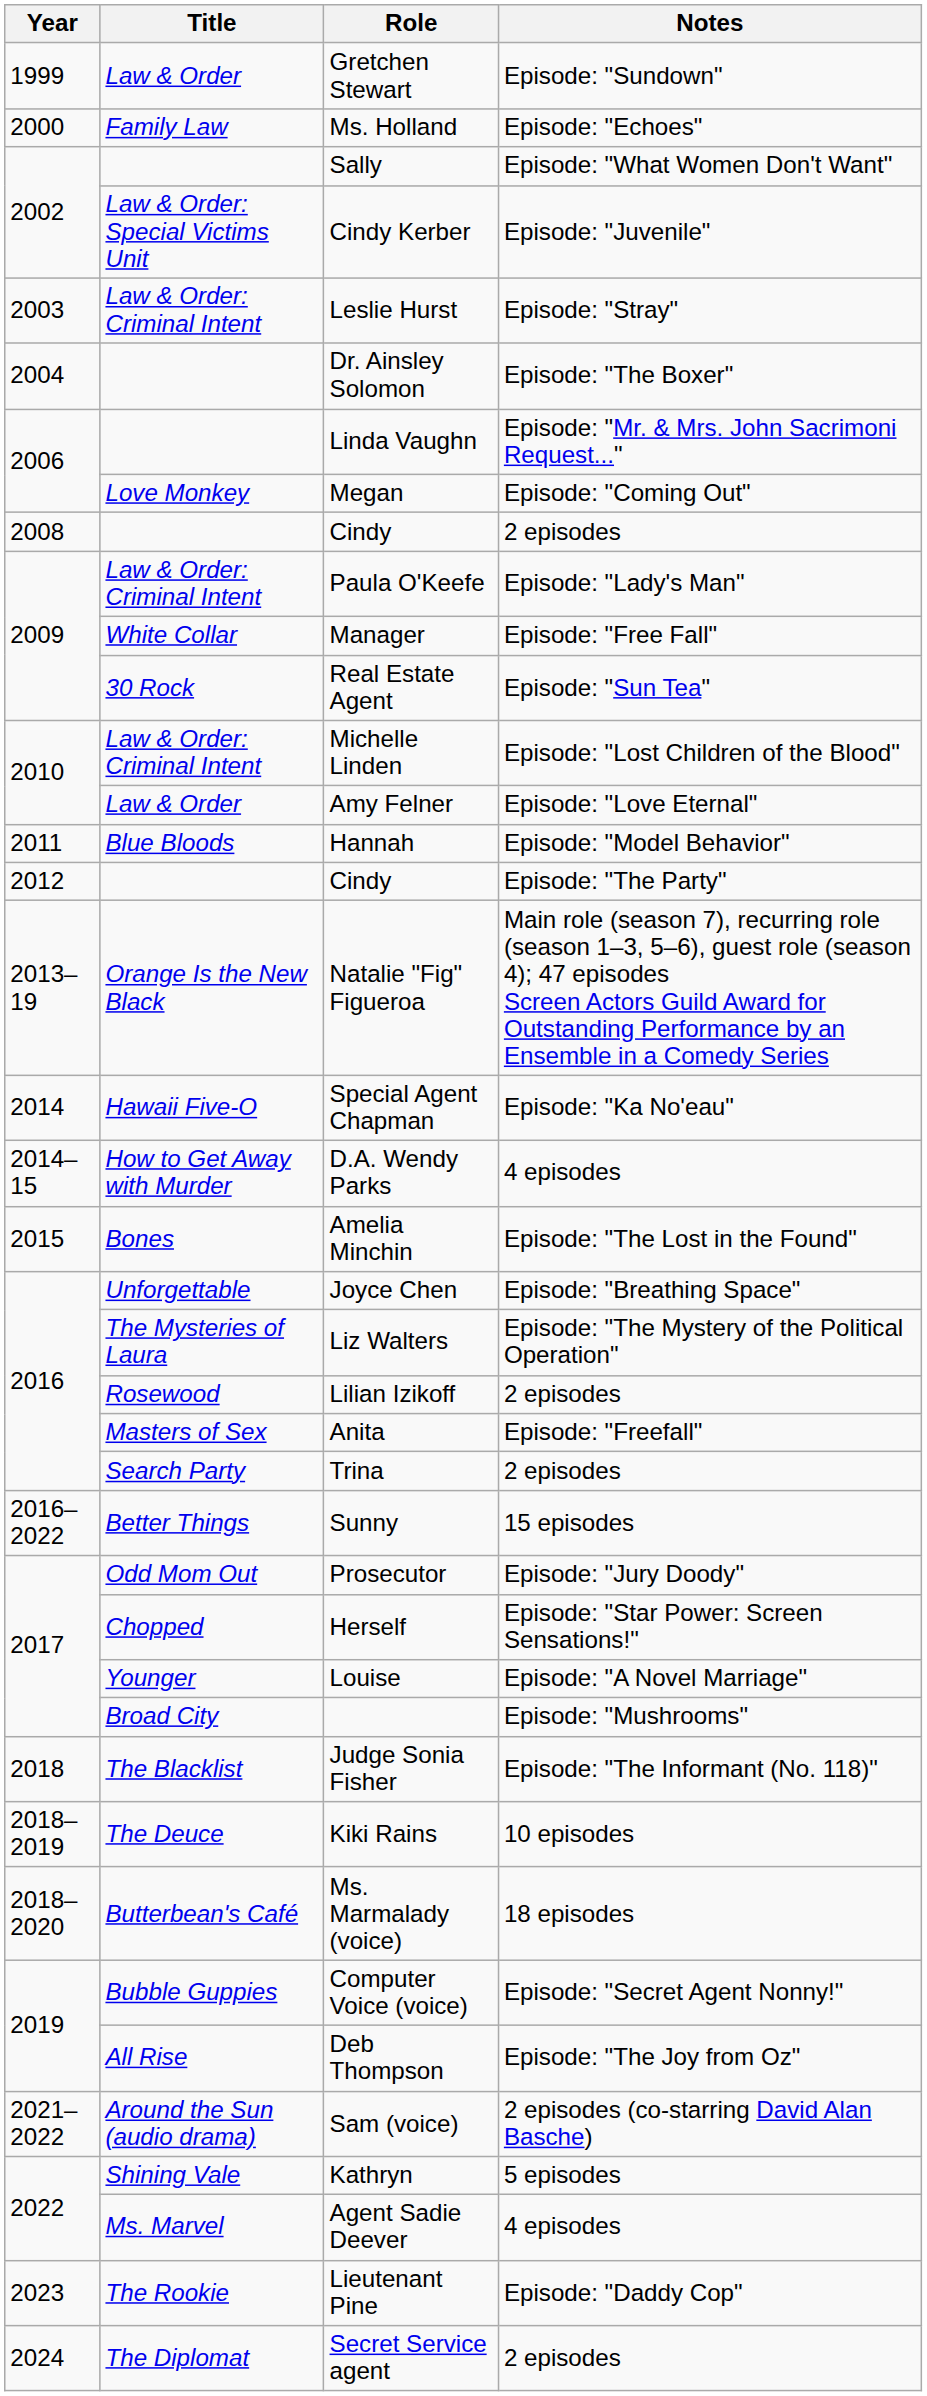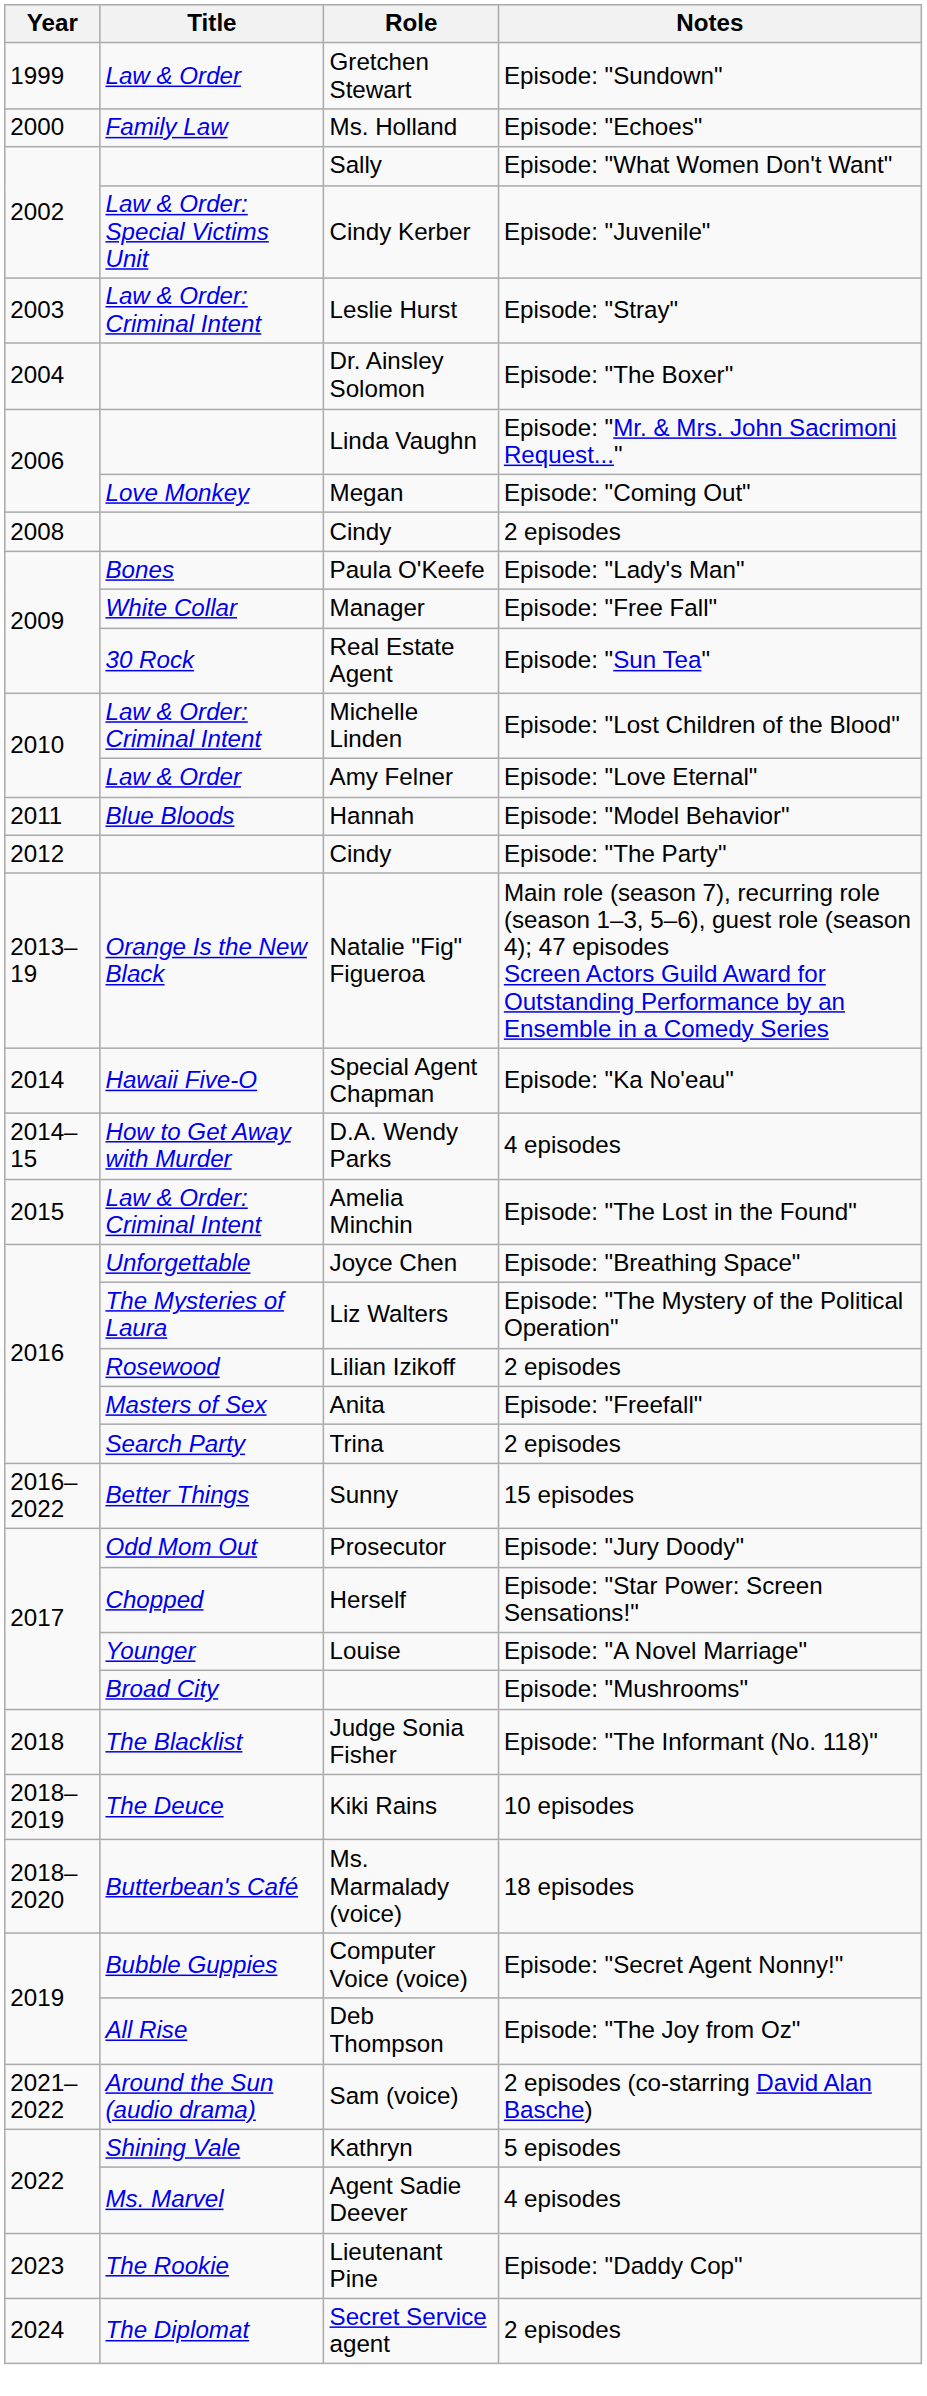(183, 583) Law & Order: Criminal Intent -> (140, 569) Bones
(140, 1238) Bones -> (183, 1211) Law & Order: Criminal Intent
